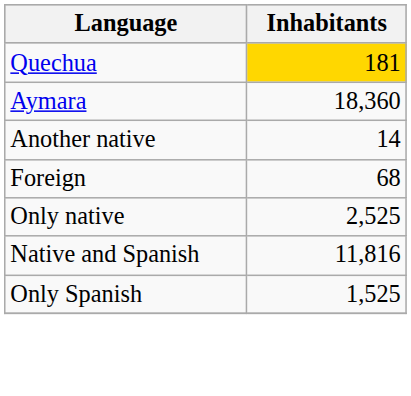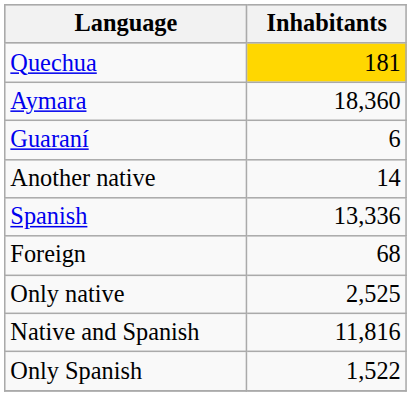+ row: (50, 139)
+ row: (49, 216)
(373, 293) 1,525 -> (373, 370) 1,522
